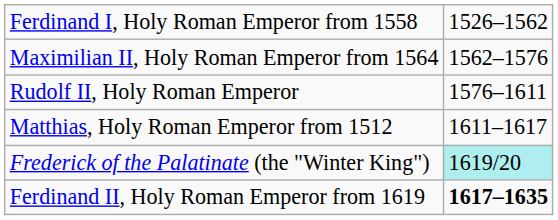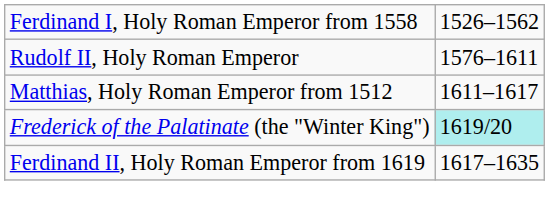- row: (224, 57)
(498, 197) bold -> (489, 162) normal
